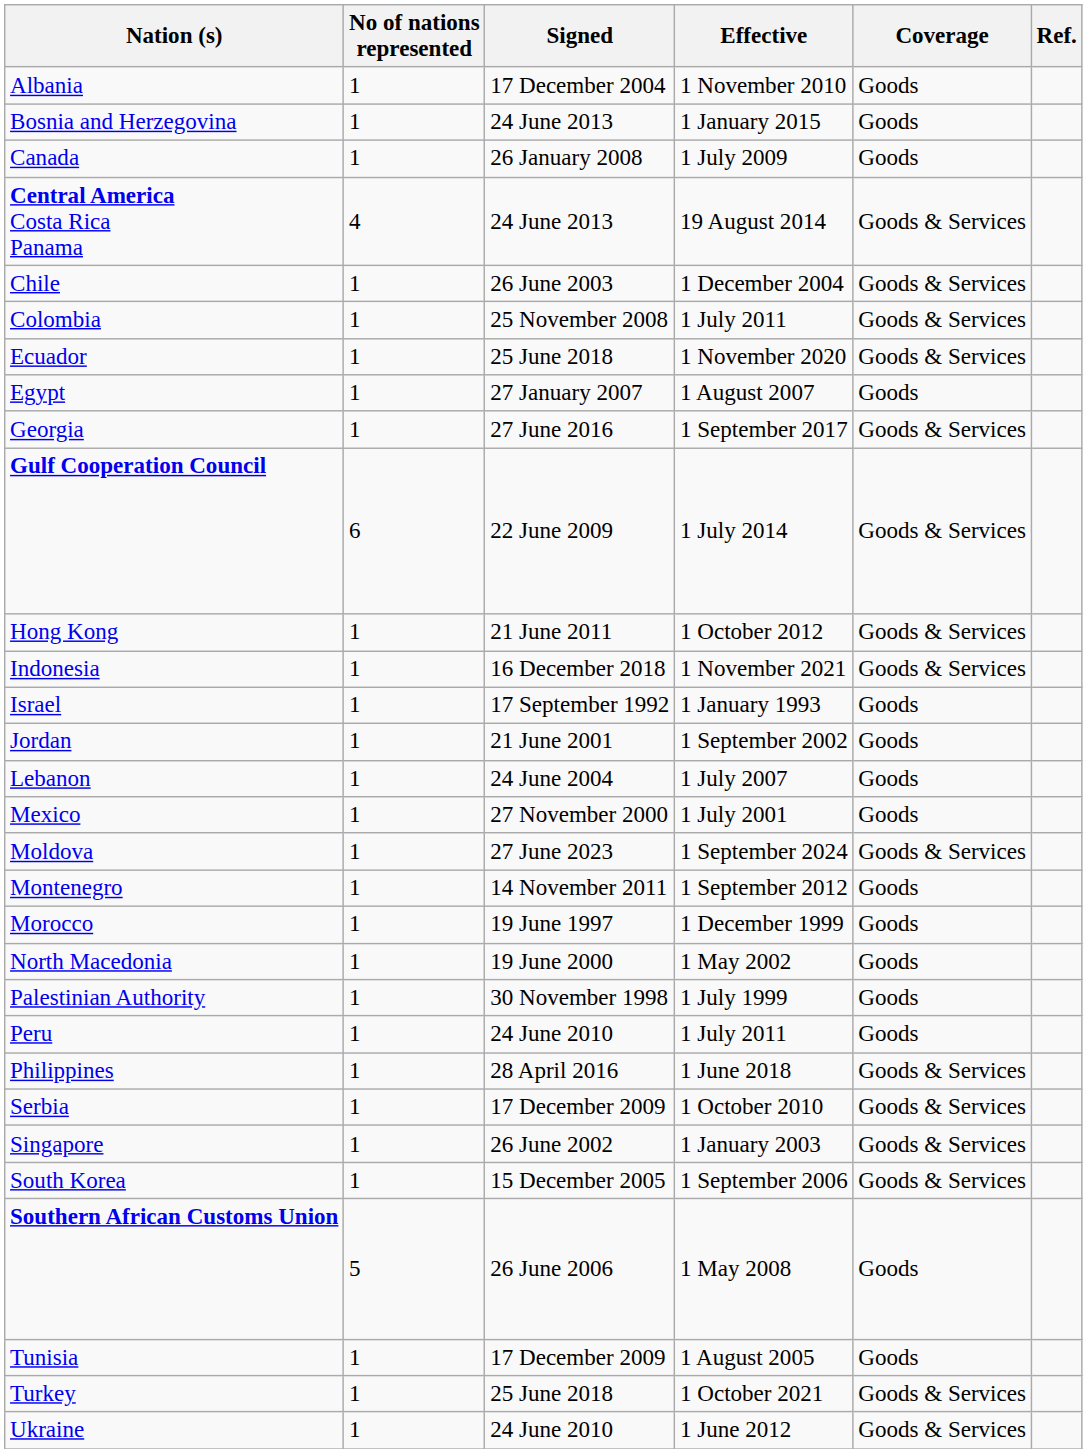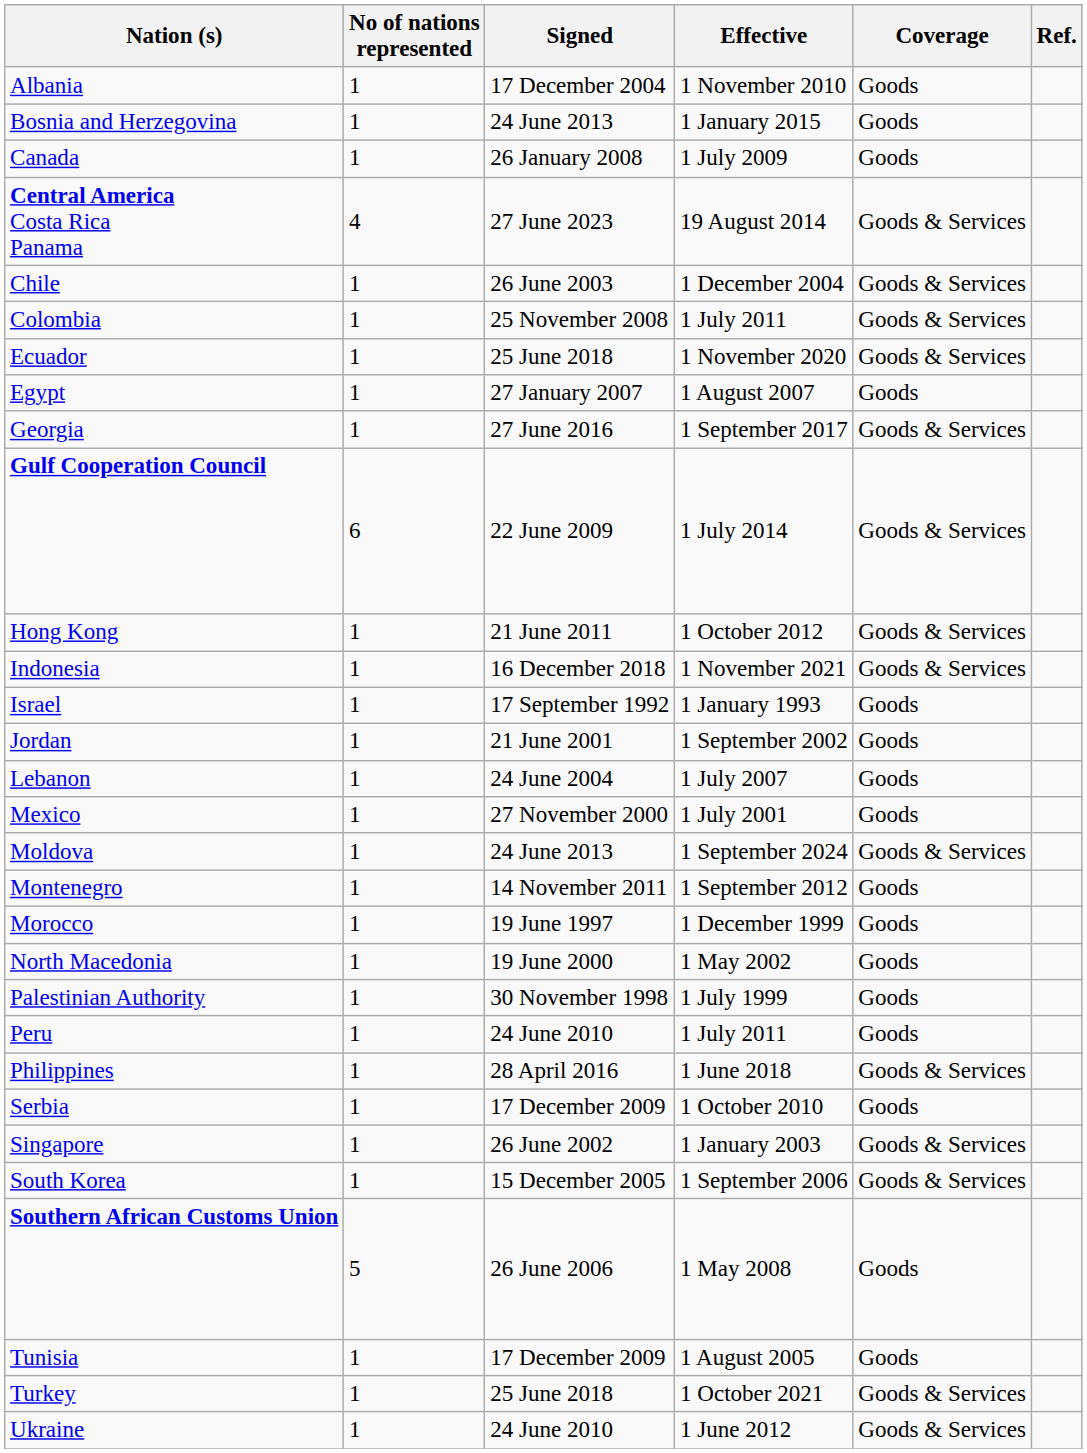(552, 220) 24 June 2013 -> (552, 220) 27 June 2023
(552, 851) 27 June 2023 -> (552, 851) 24 June 2013
(942, 1107) Goods & Services -> (888, 1107) Goods
